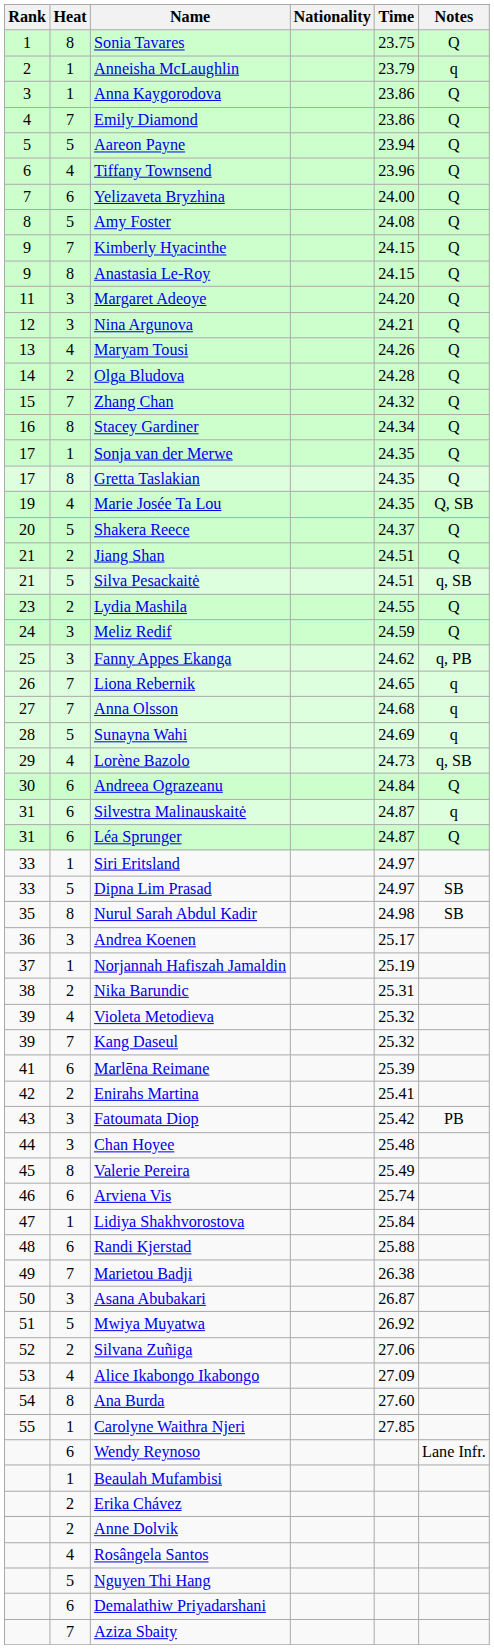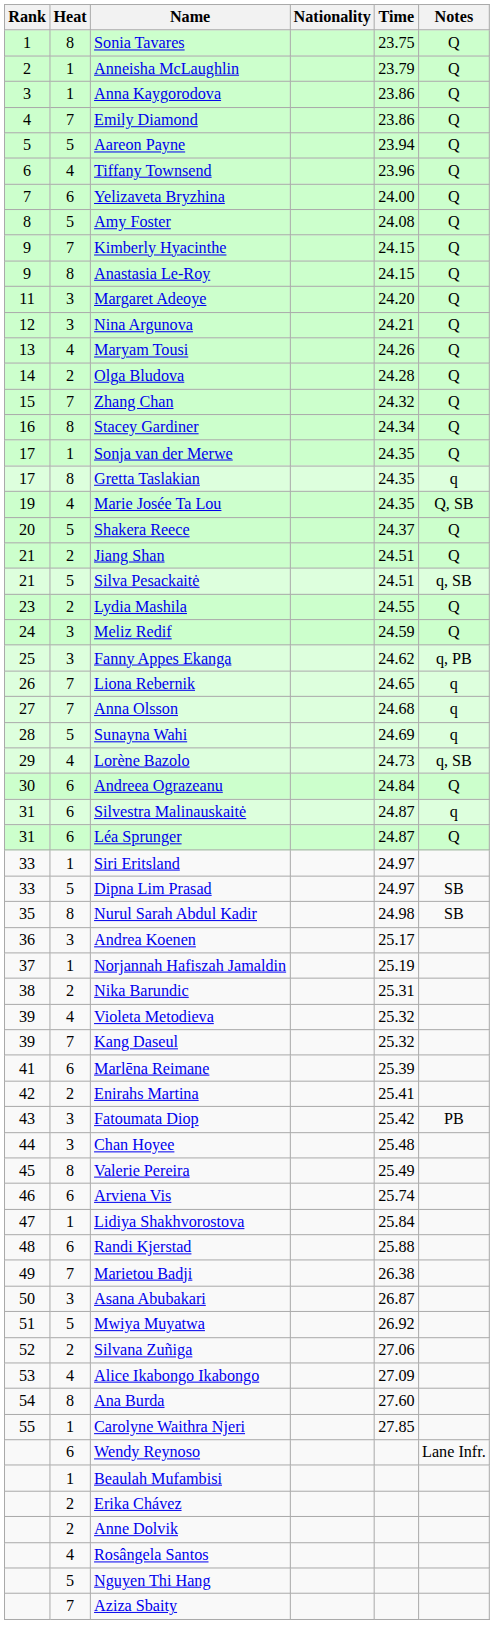(454, 68) q -> (454, 68) Q
(454, 478) Q -> (454, 478) q
- row: (180, 1606)
